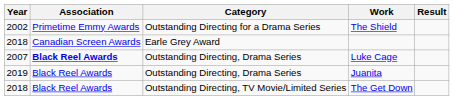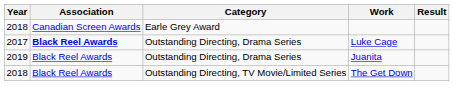- row: (374, 27)
(17, 57) 2007 -> (17, 42) 2017
